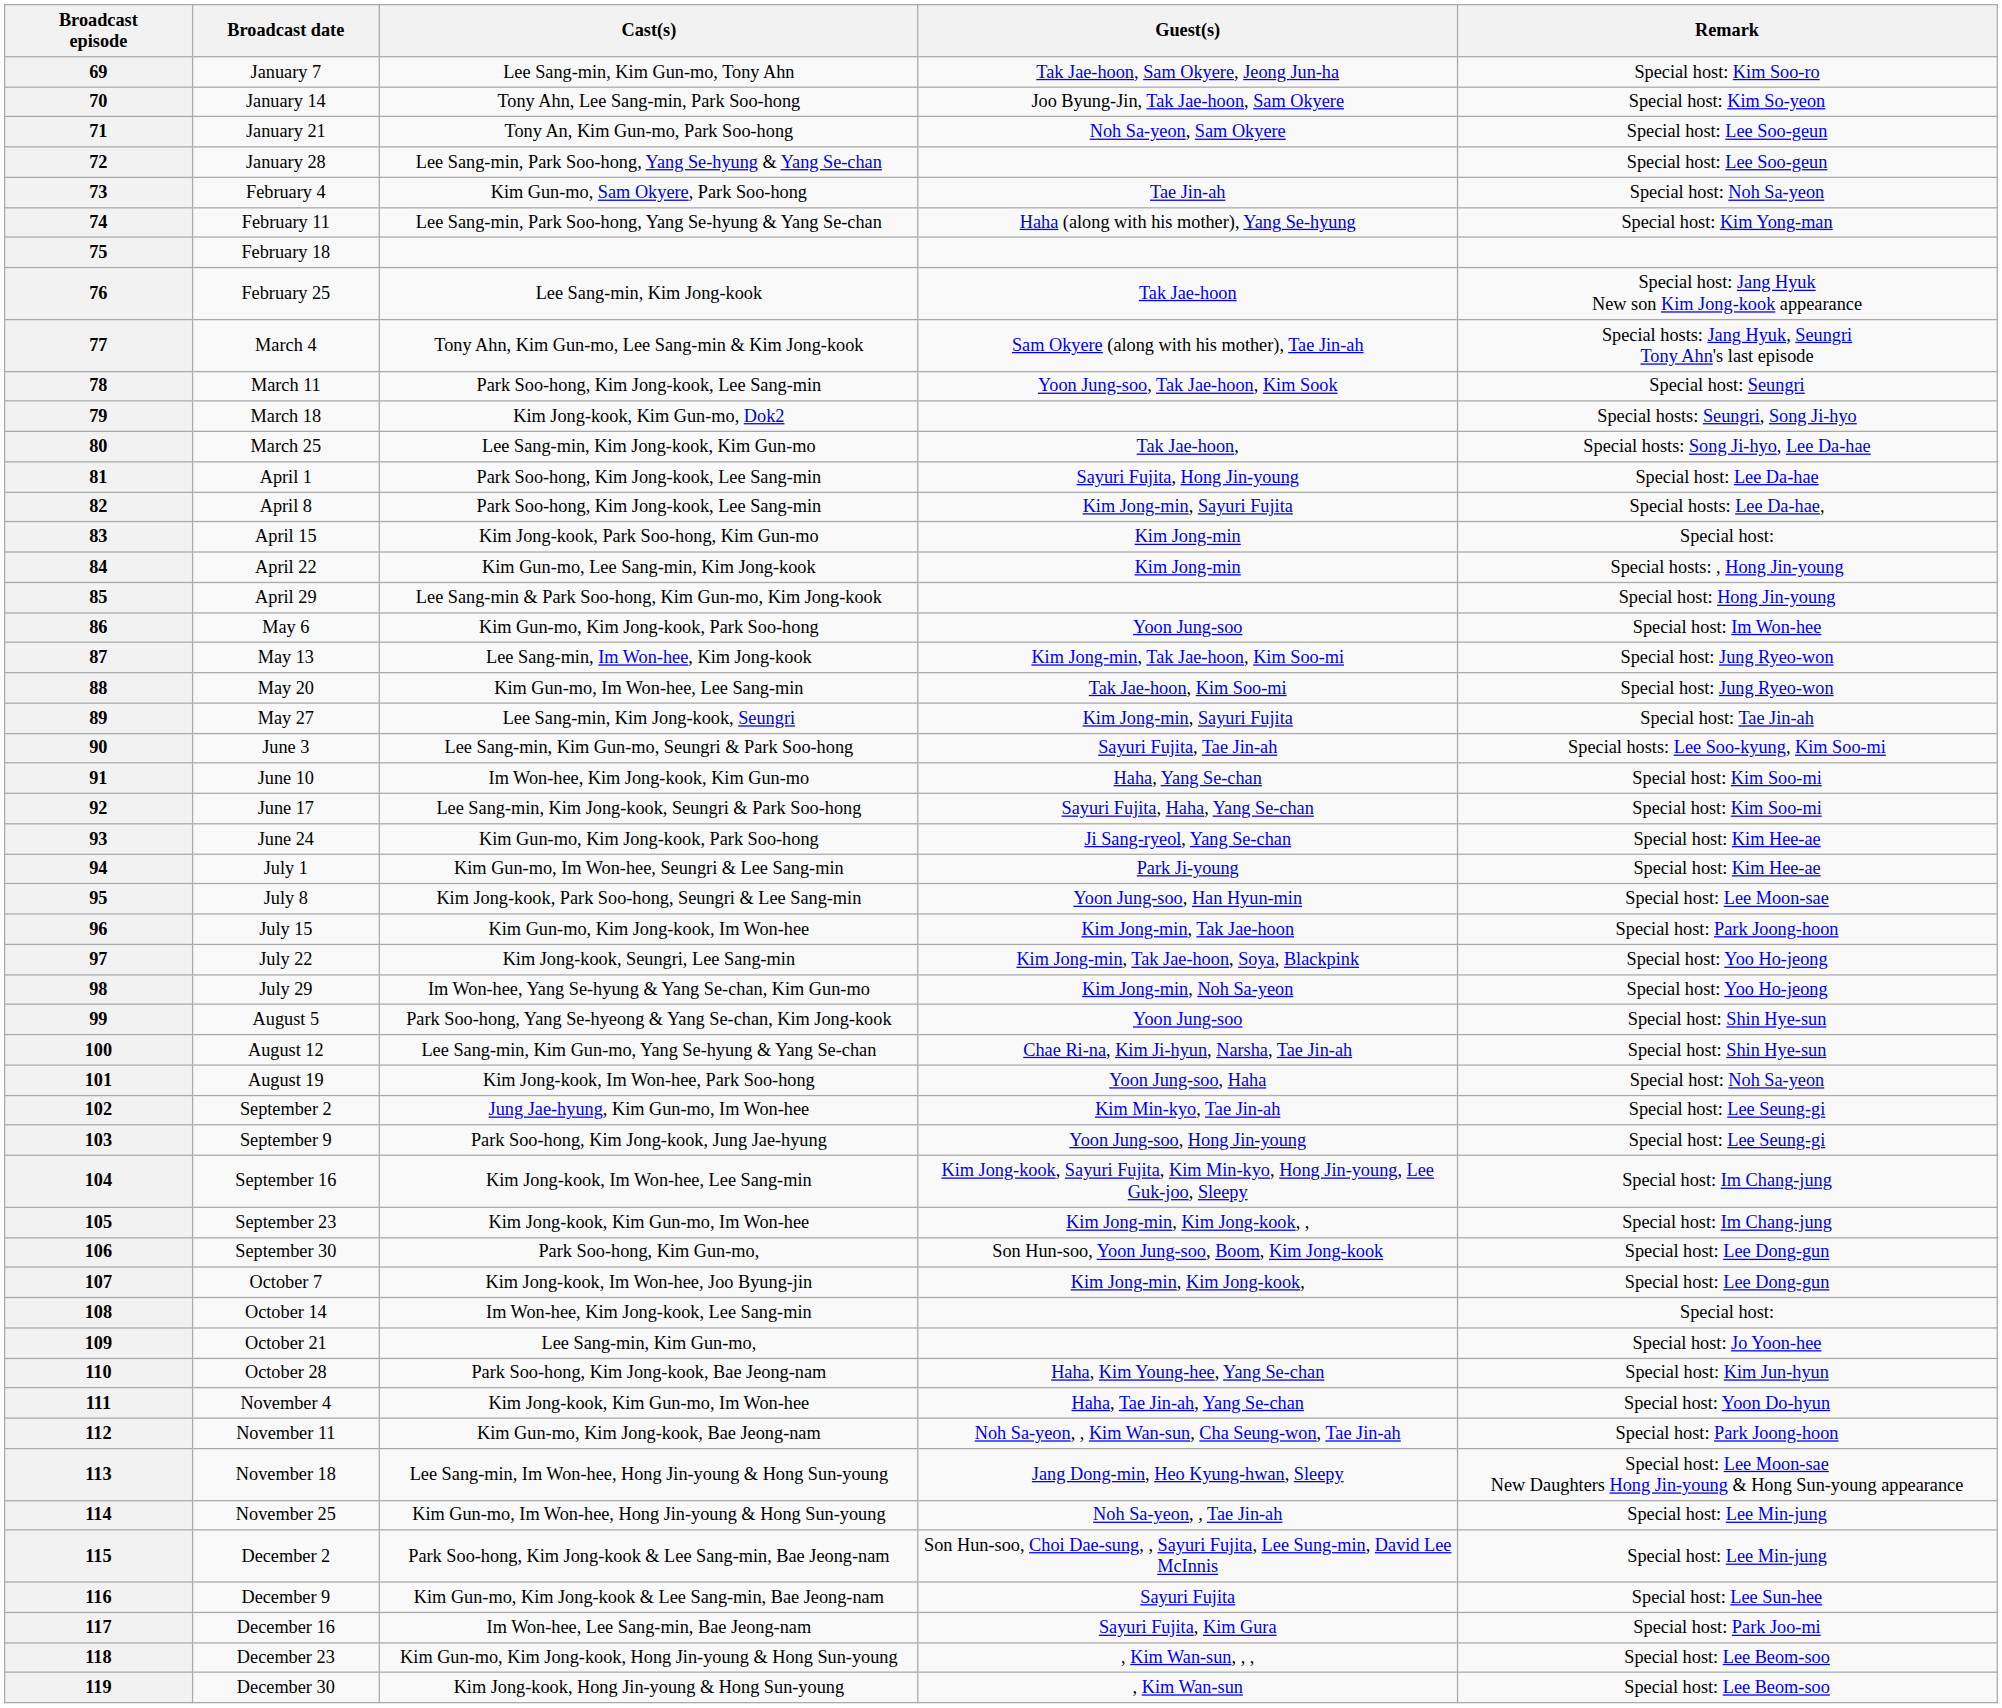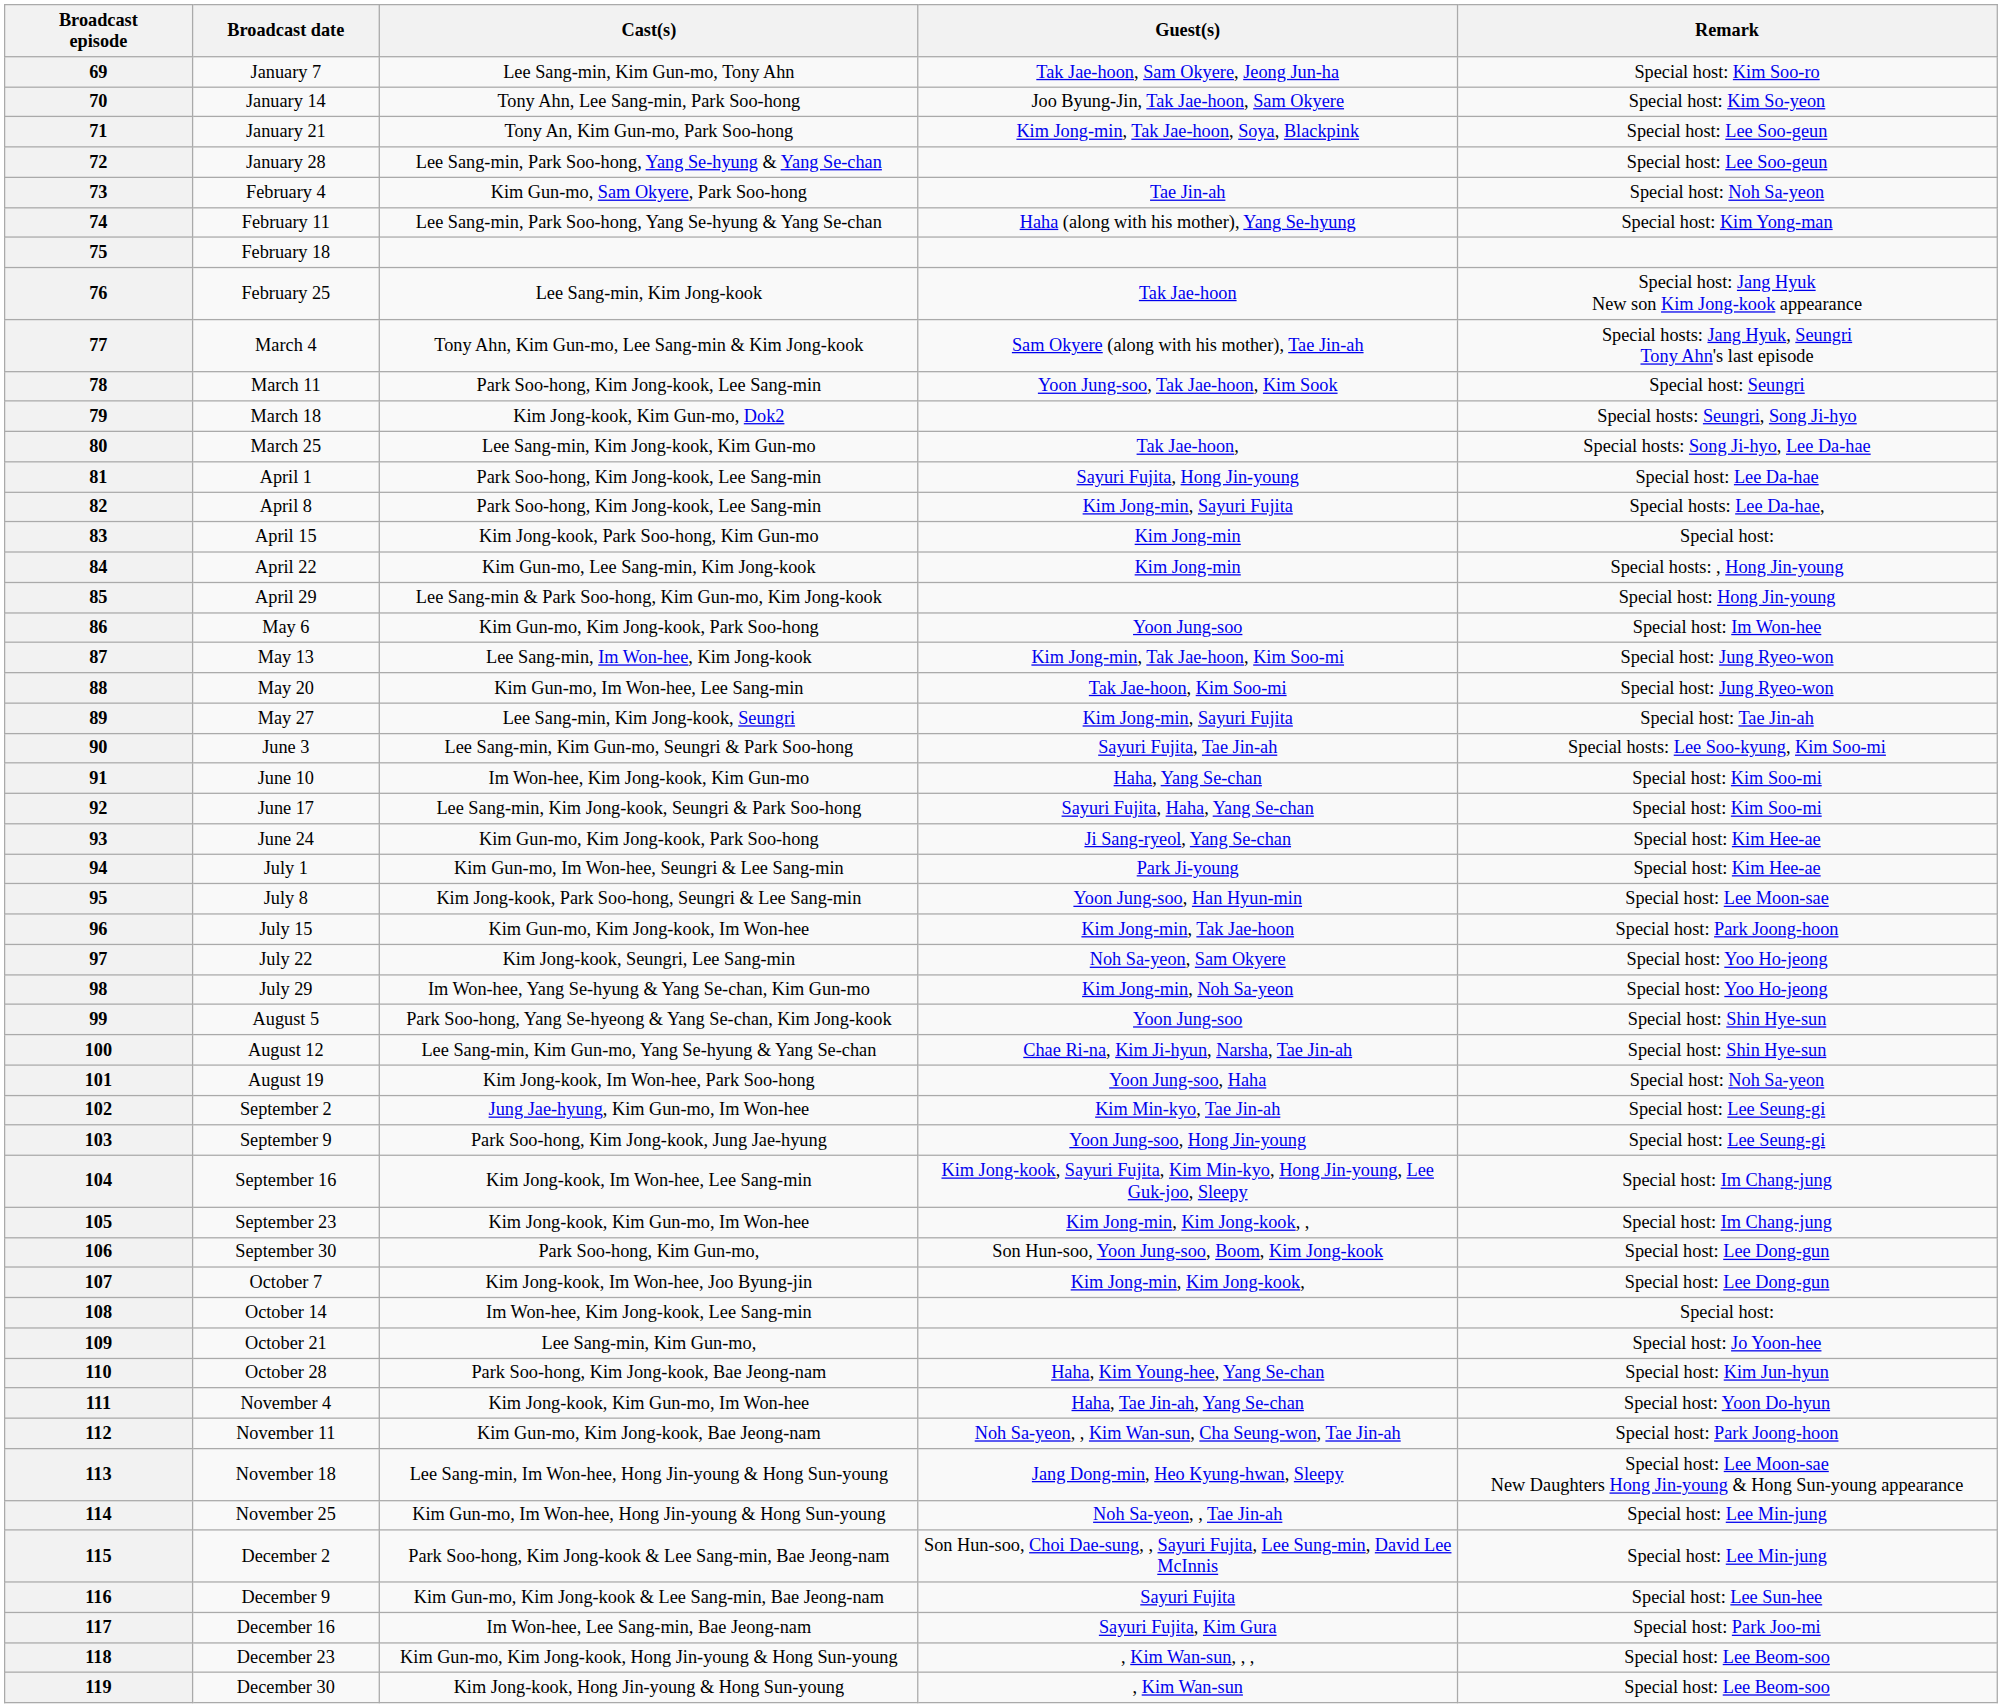(1188, 132) Noh Sa-yeon, Sam Okyere -> (1188, 132) Kim Jong-min, Tak Jae-hoon, Soya, Blackpink
(1188, 959) Kim Jong-min, Tak Jae-hoon, Soya, Blackpink -> (1188, 959) Noh Sa-yeon, Sam Okyere
